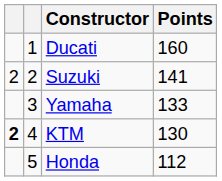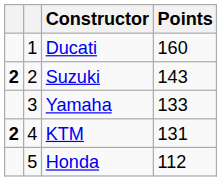(14, 76) normal -> (14, 76) bold
(173, 76) 141 -> (173, 76) 143
(173, 134) 130 -> (173, 134) 131
